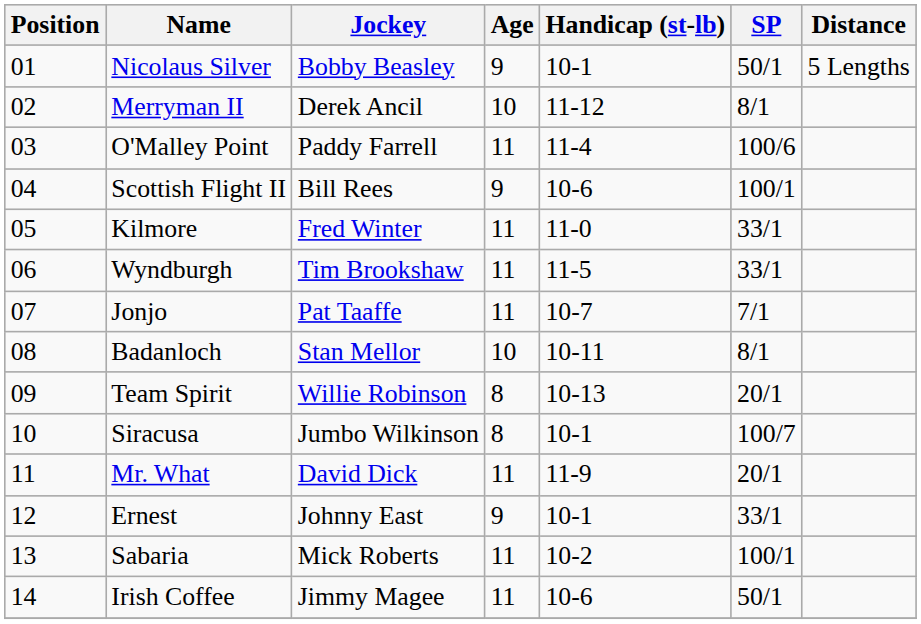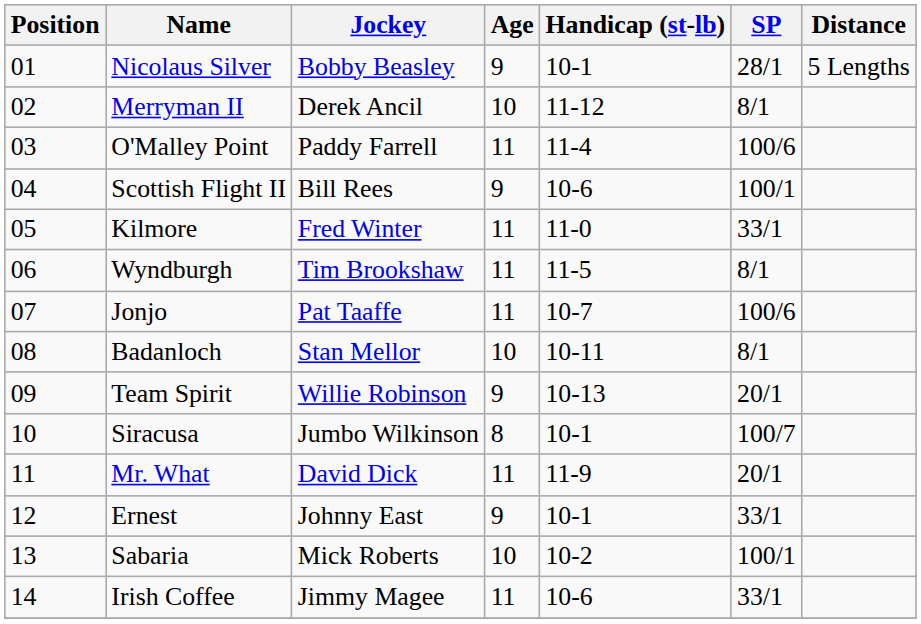(760, 65) 50/1 -> (760, 65) 28/1
(760, 270) 33/1 -> (753, 270) 8/1
(753, 310) 7/1 -> (766, 310) 100/6
(497, 392) 8 -> (497, 392) 9
(503, 556) 11 -> (504, 556) 10
(760, 596) 50/1 -> (760, 596) 33/1
